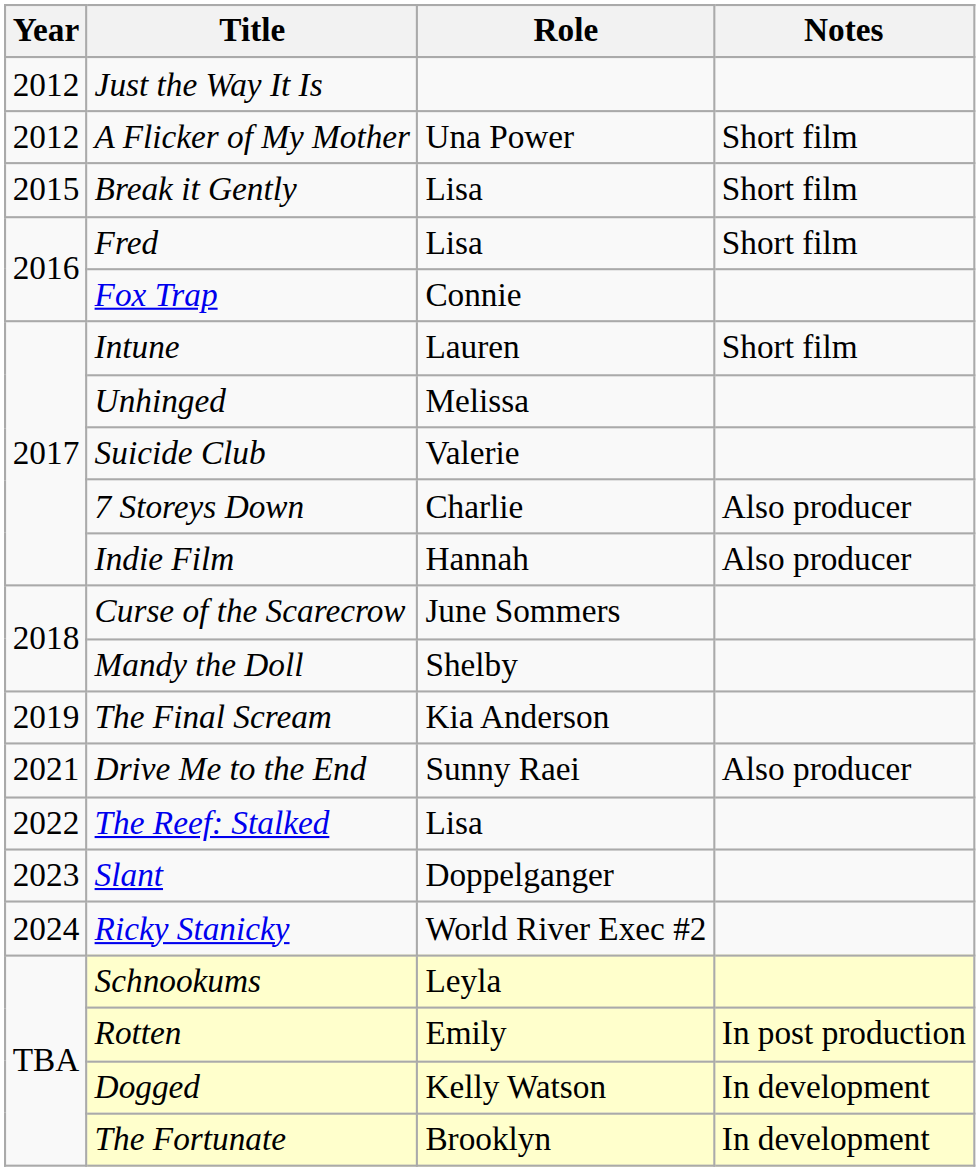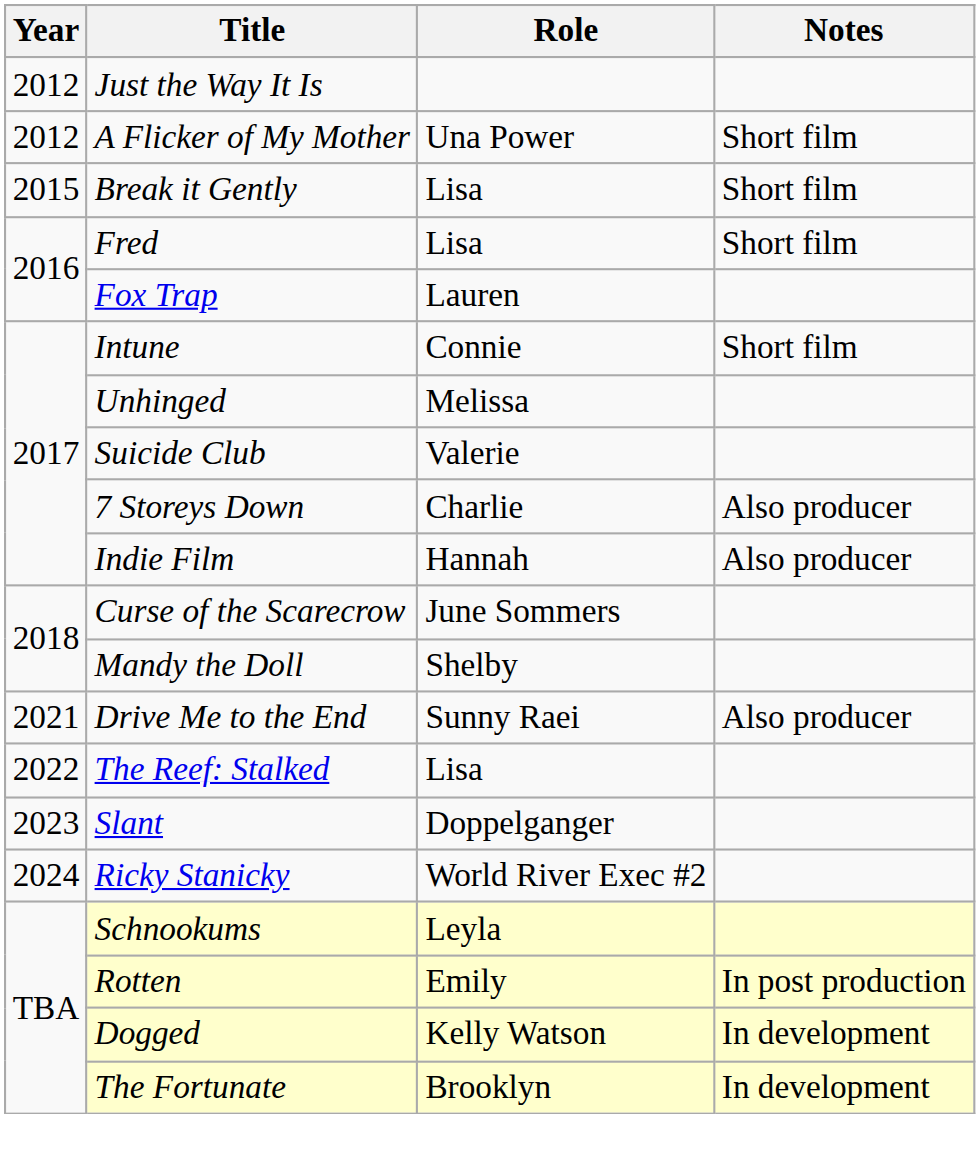(473, 294) Connie -> (473, 294) Lauren
(473, 347) Lauren -> (473, 347) Connie
- row: (213, 717)
